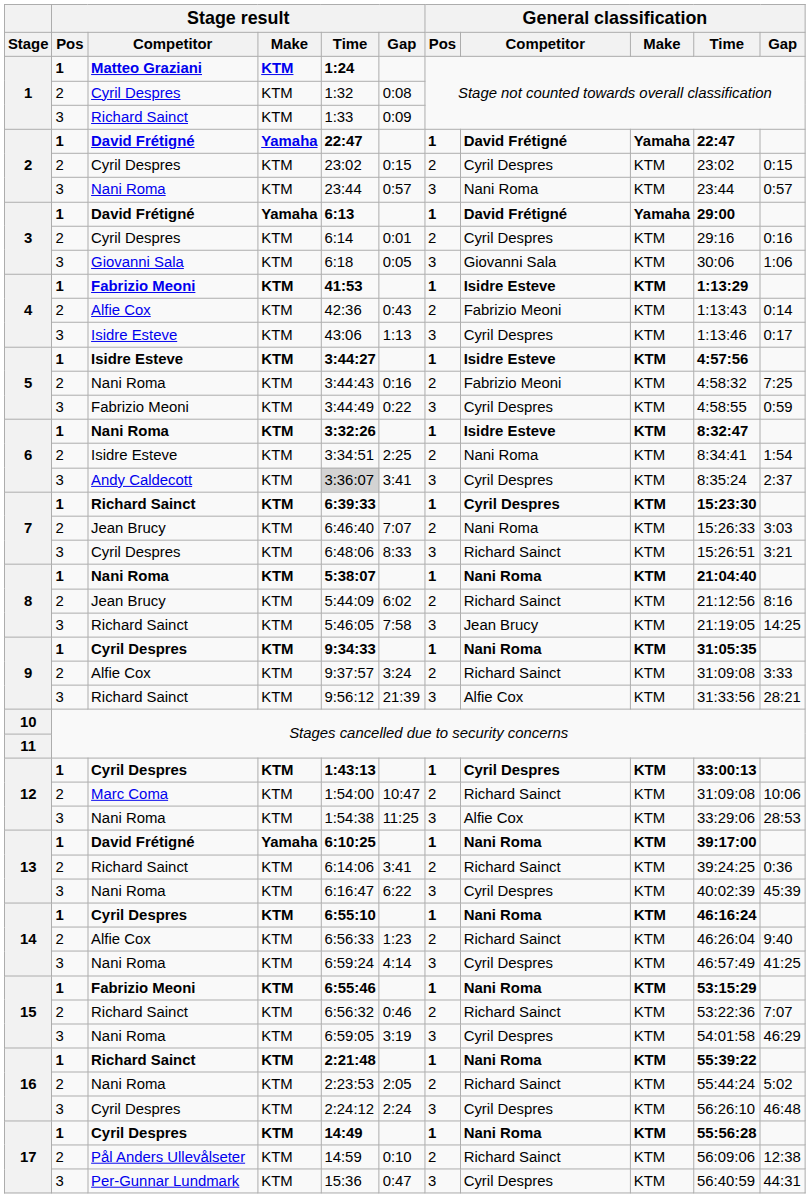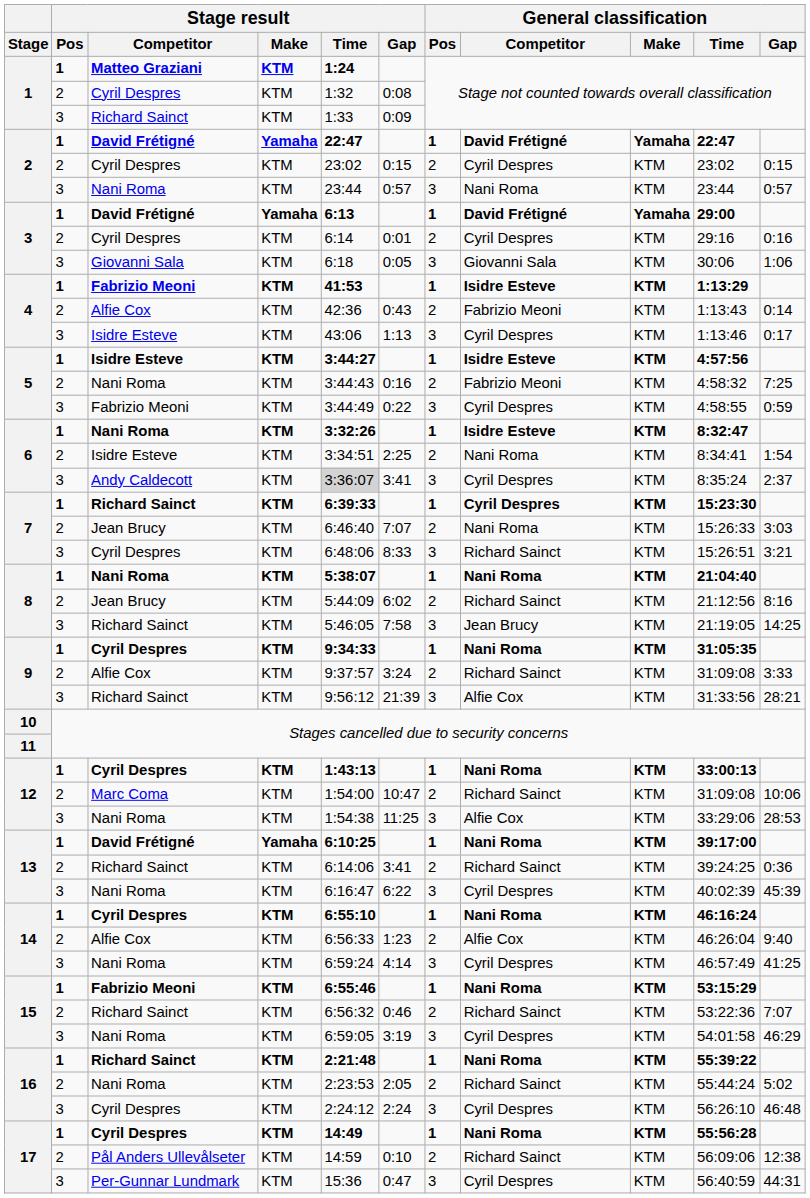(512, 769) Cyril Despres -> (503, 769) Nani Roma
(512, 938) Richard Sainct -> (493, 938) Alfie Cox
